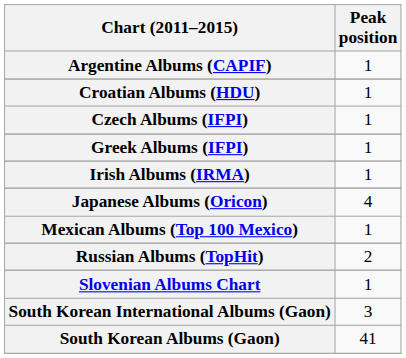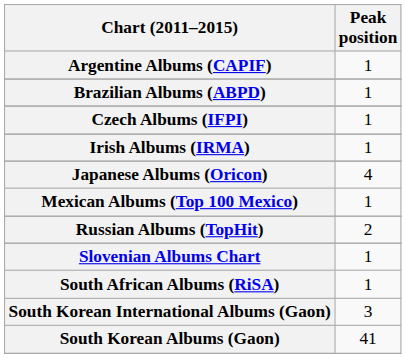+ row: (170, 92)
- row: (170, 92)
- row: (170, 147)
+ row: (170, 284)
